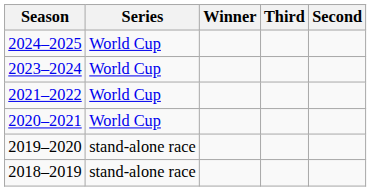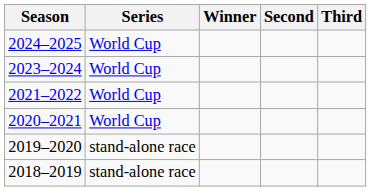columns swapped: (337, 17) <-> (284, 17)
